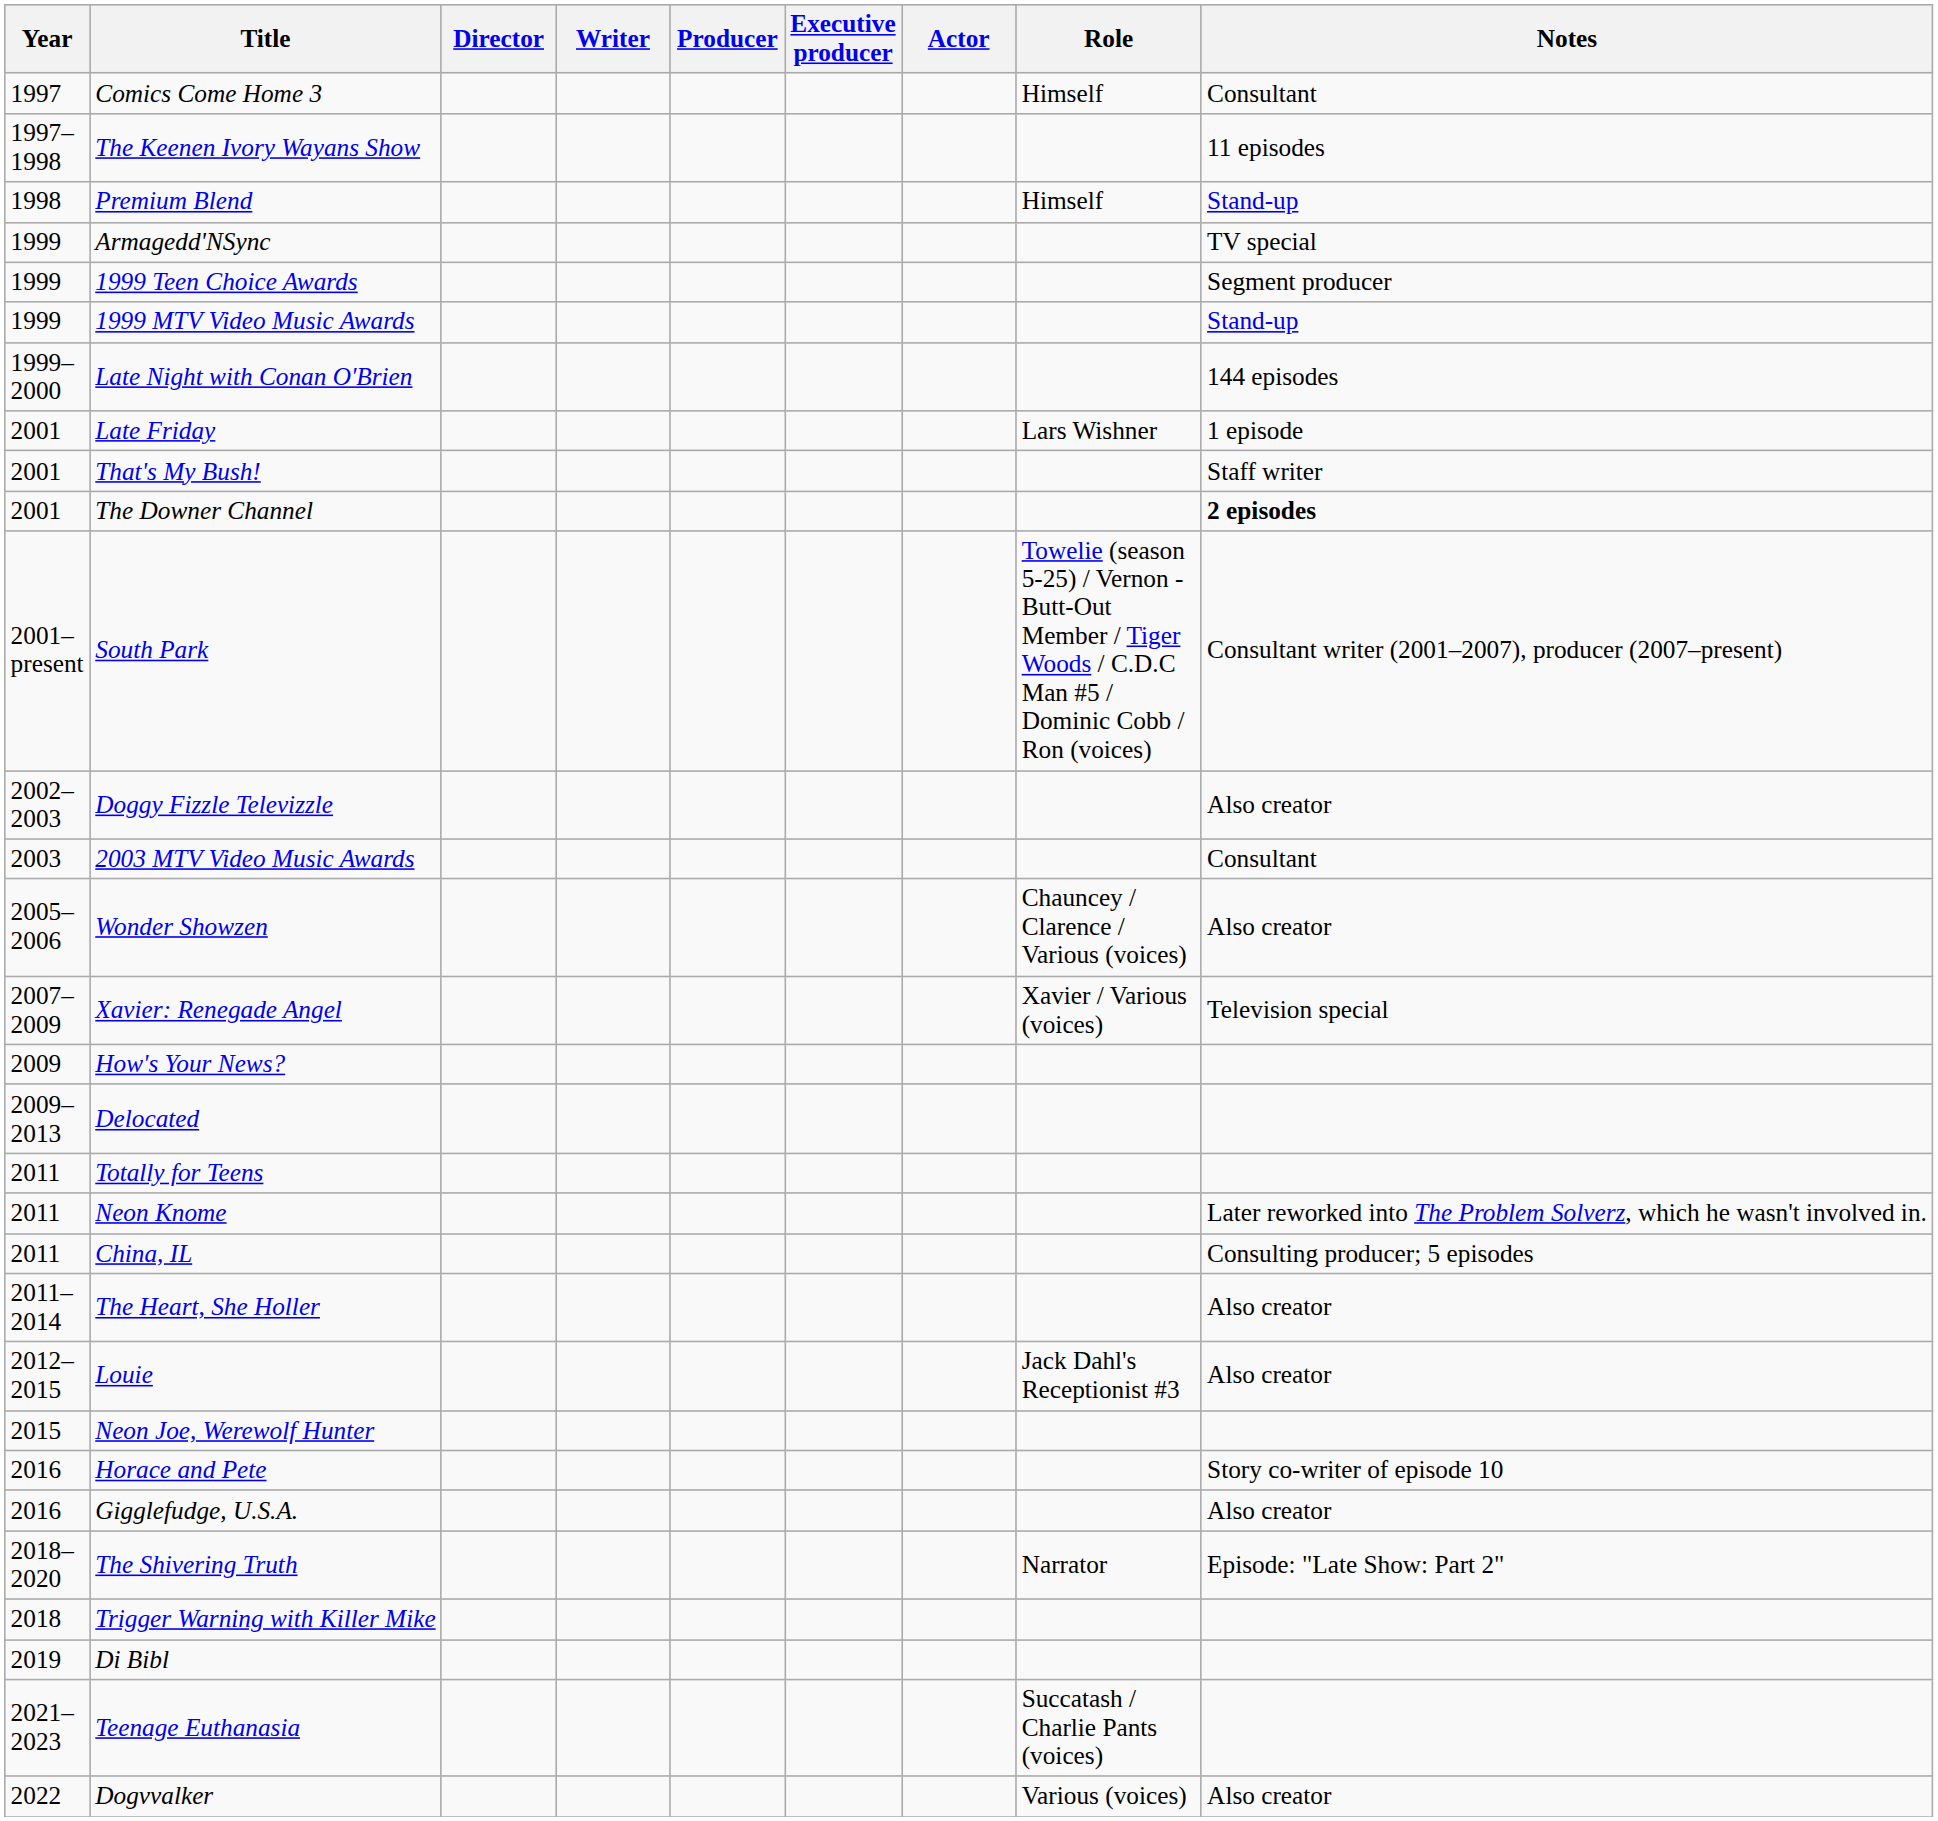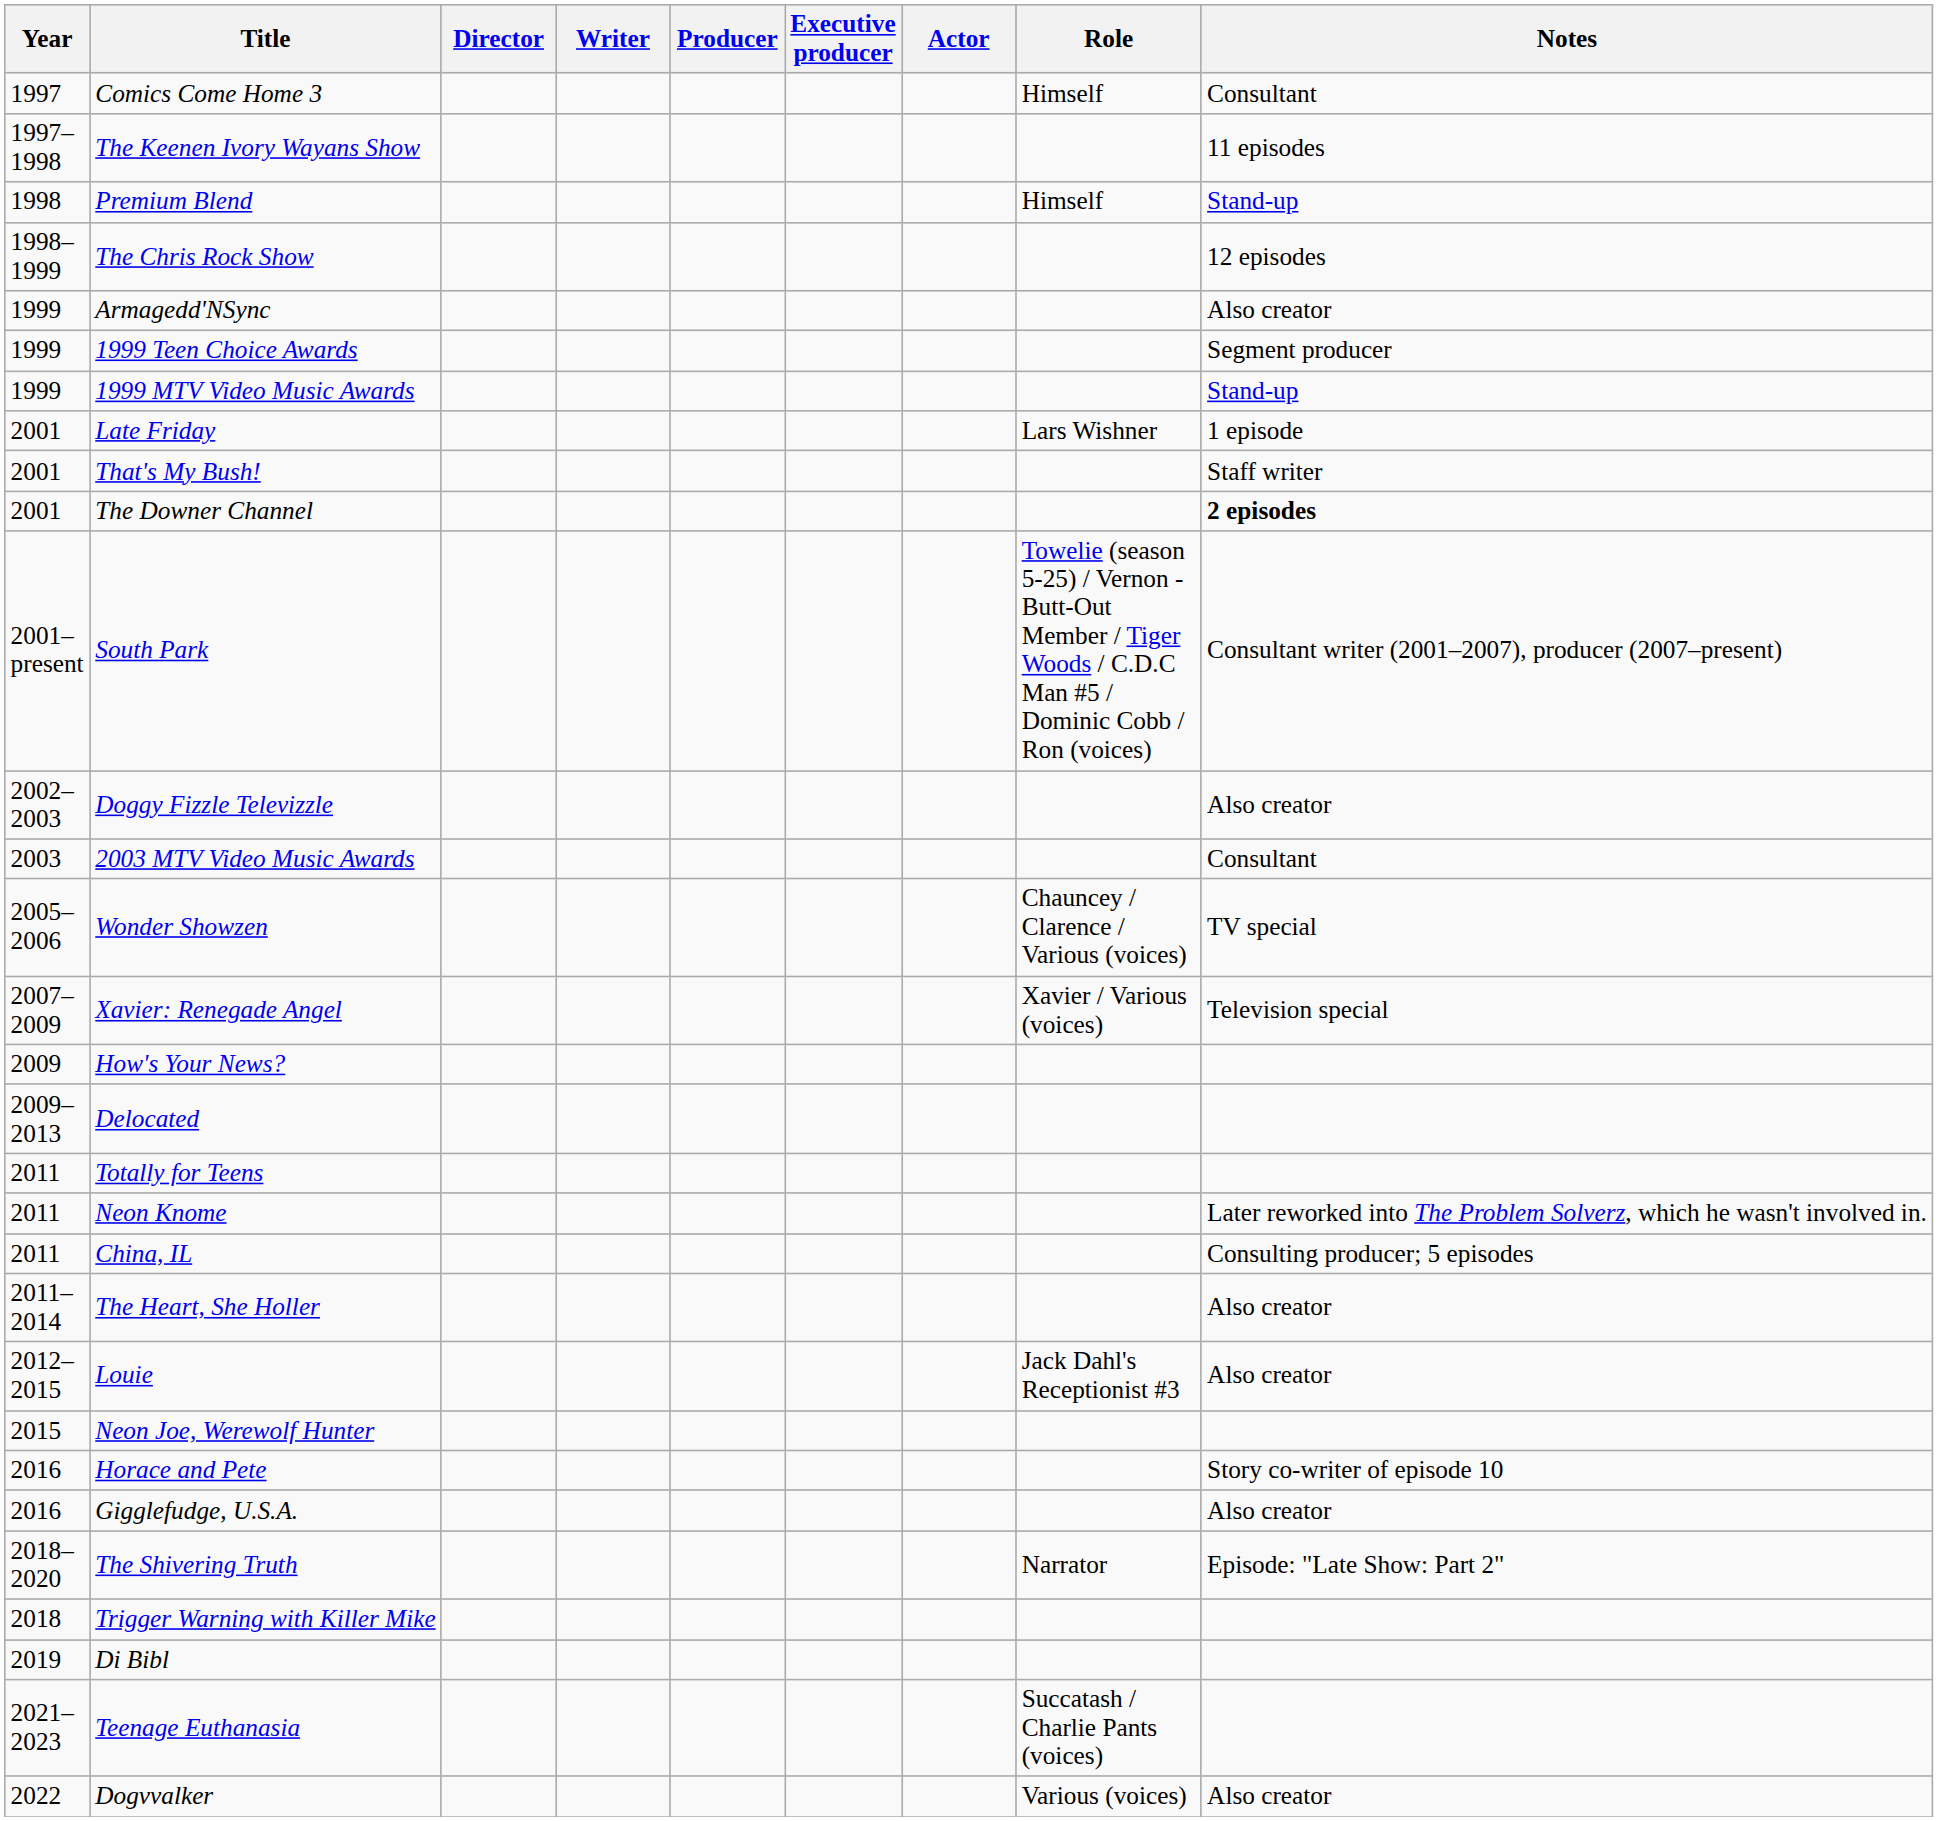+ row: (204, 256)
(1262, 241) TV special -> (1269, 310) Also creator
- row: (254, 376)
(1269, 927) Also creator -> (1262, 927) TV special
